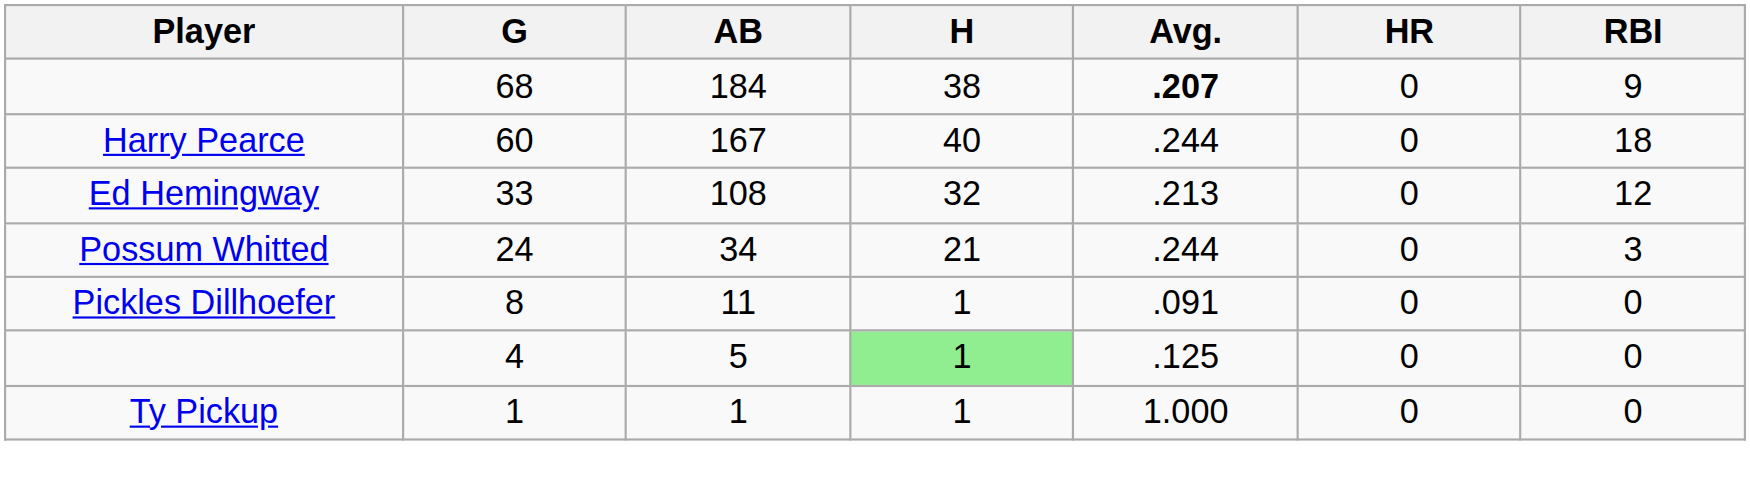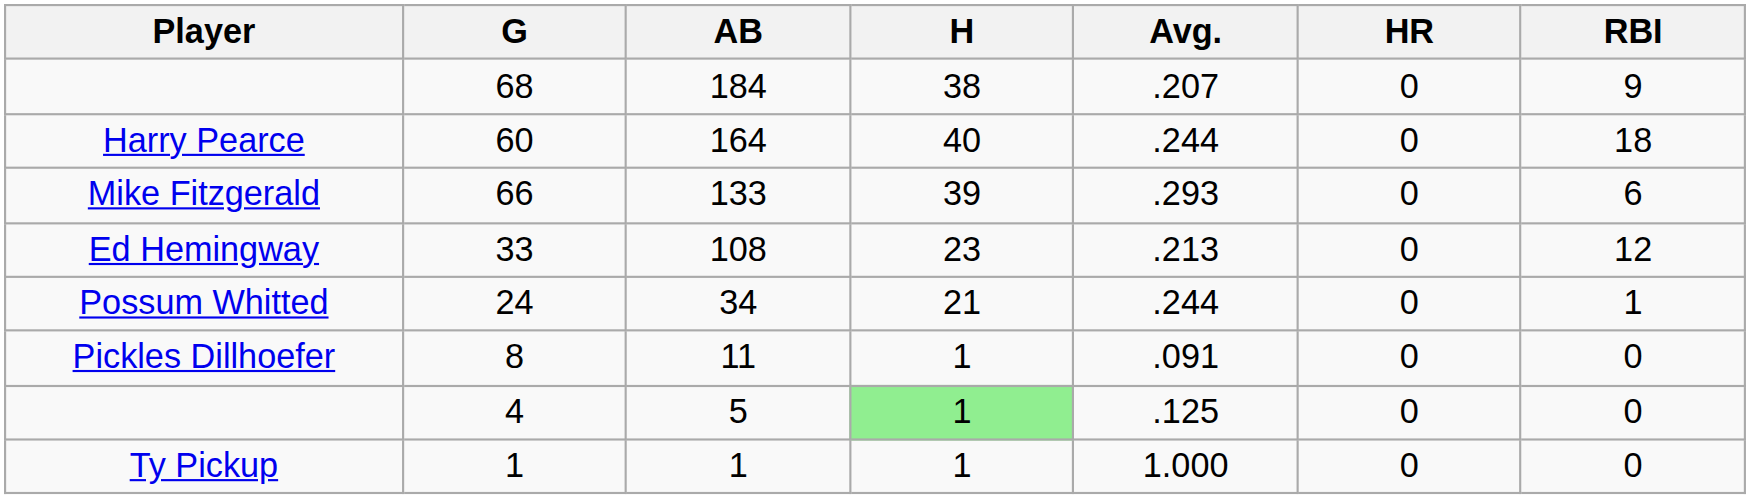(1186, 85) bold -> (1186, 85) normal
(738, 140) 167 -> (738, 140) 164
+ row: (515, 194)
(962, 194) 32 -> (962, 248) 23
(1633, 248) 3 -> (1633, 303) 1
